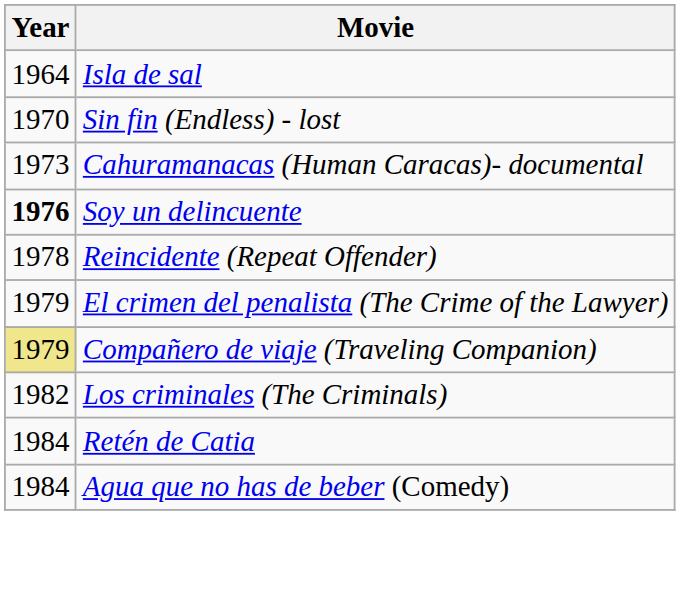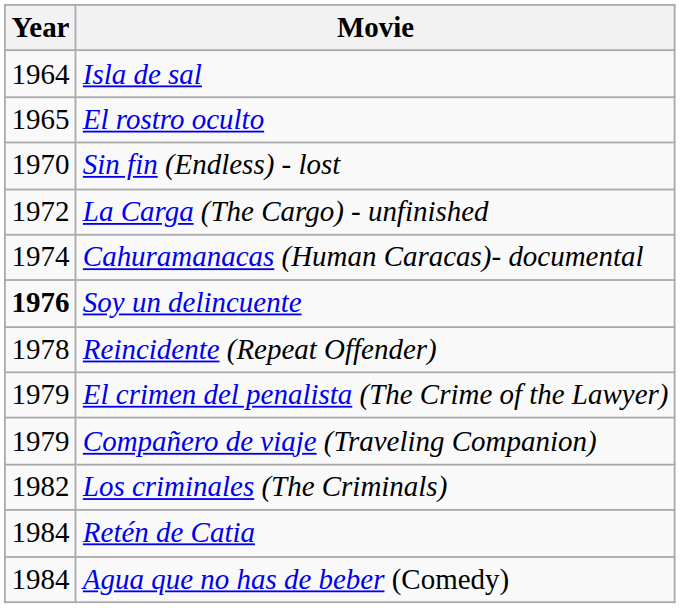+ row: (173, 119)
+ row: (286, 211)
(41, 165) 1973 -> (41, 257) 1974
(41, 348) khaki background -> (41, 440) no background
